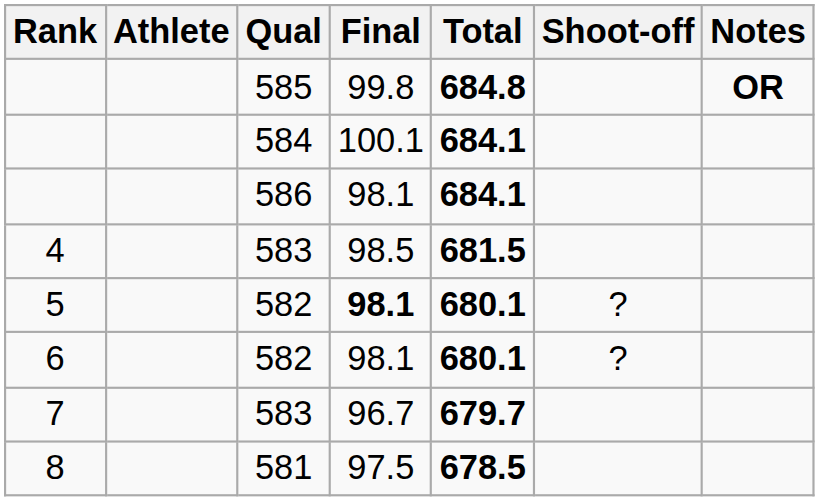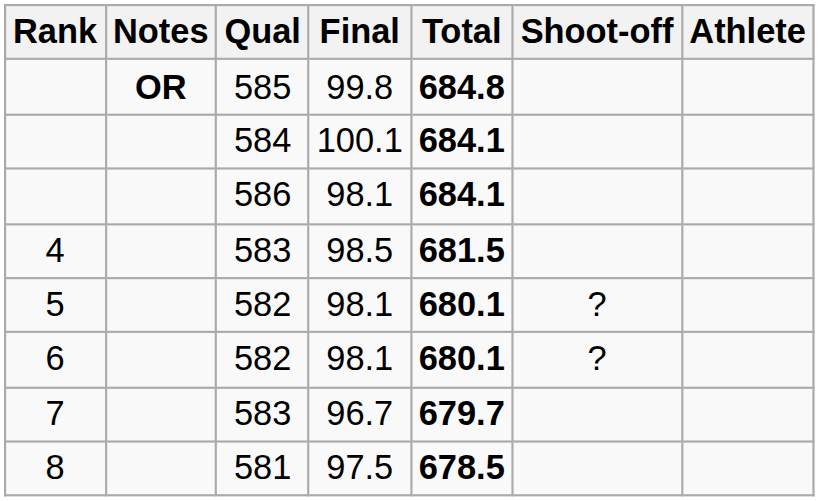columns swapped: (171, 31) <-> (758, 31)
(381, 304) bold -> (360, 304) normal
